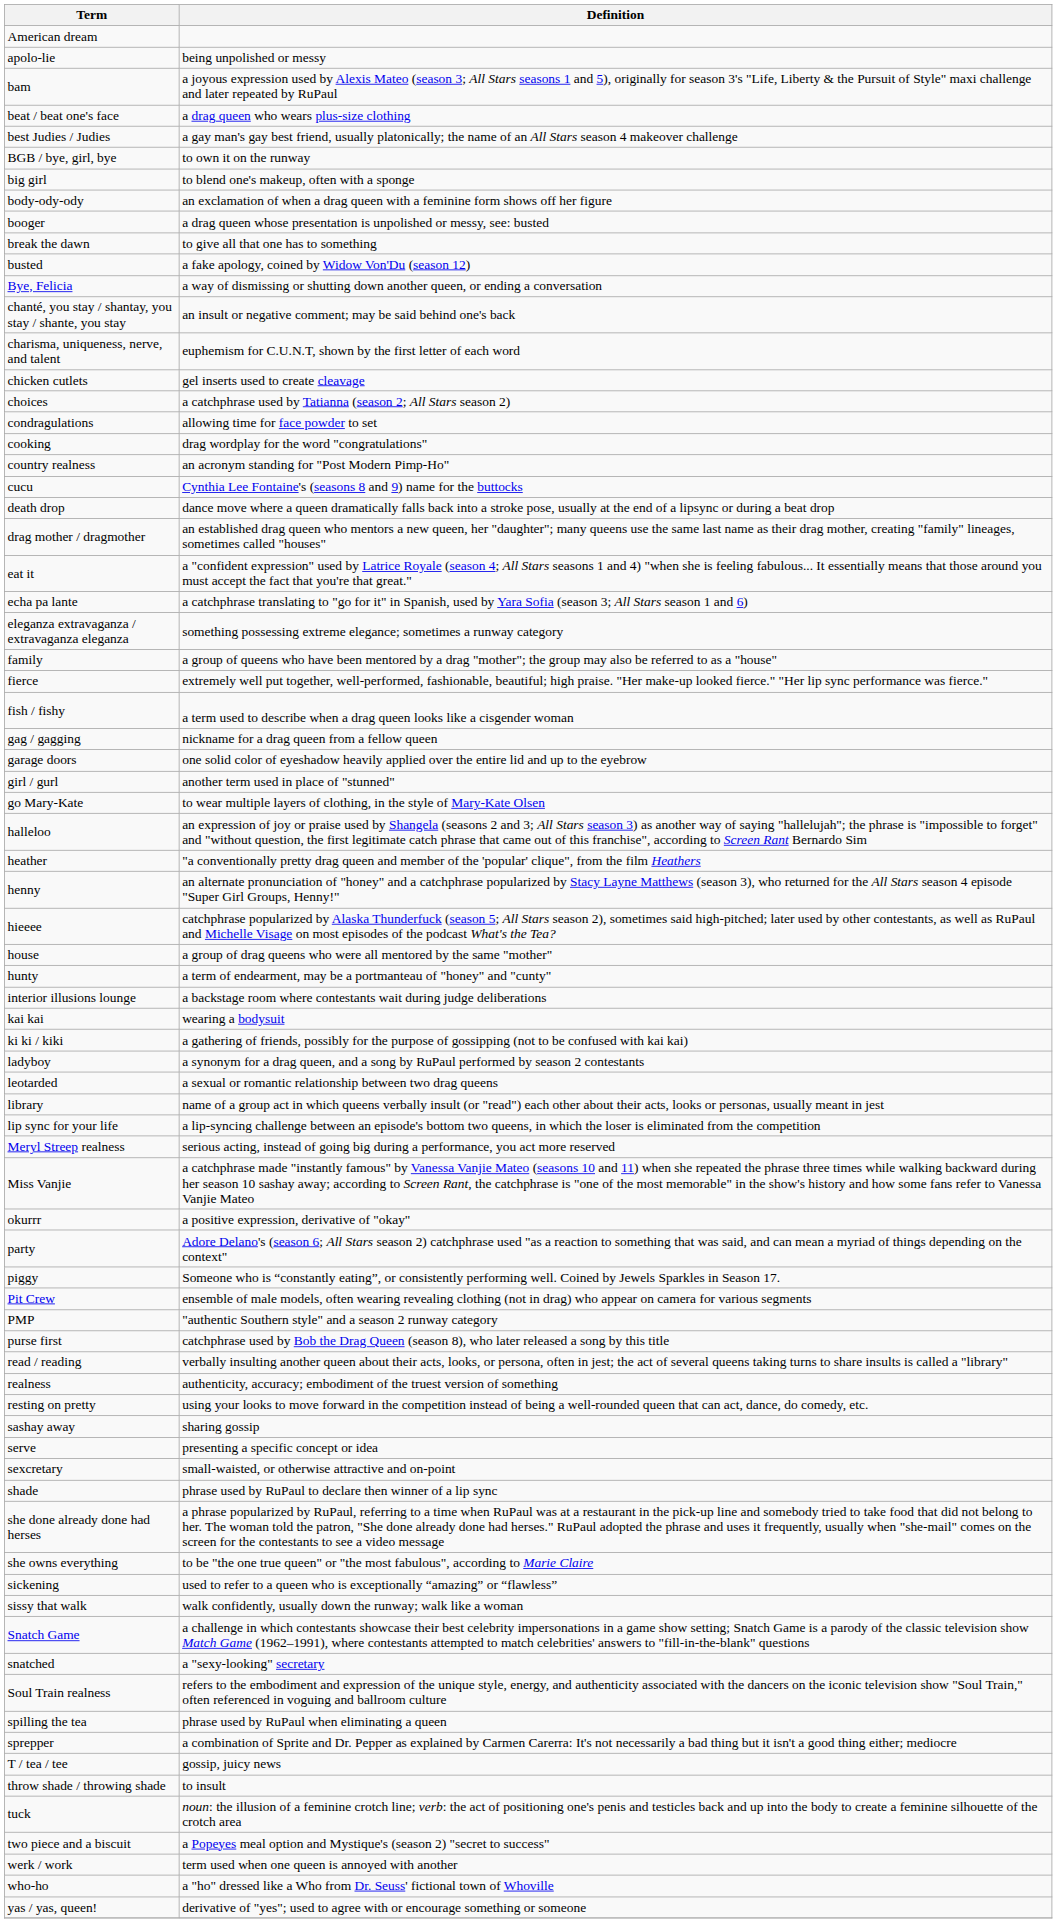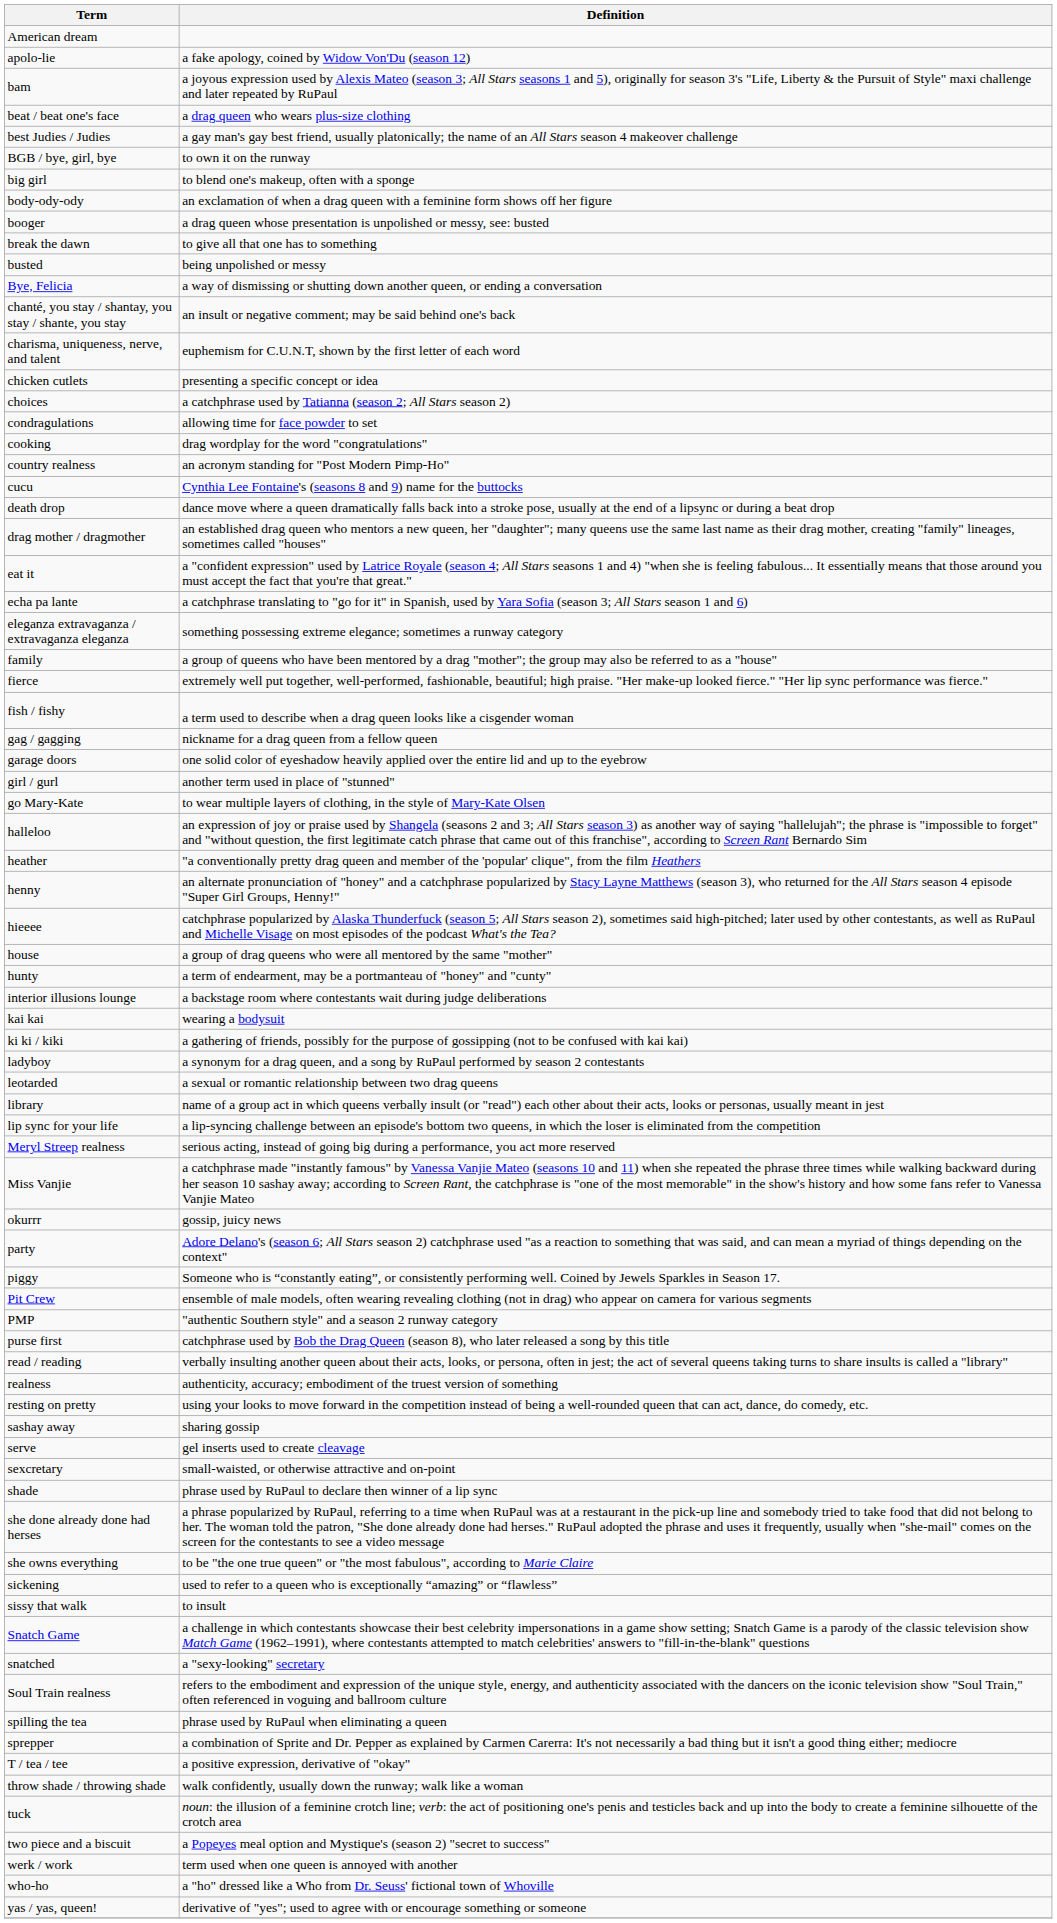(254, 57) being unpolished or messy -> (326, 57) a fake apology, coined by Widow Von'Du (season 12)
(326, 264) a fake apology, coined by Widow Von'Du (season 12) -> (254, 264) being unpolished or messy
(273, 380) gel inserts used to create cleavage -> (280, 380) presenting a specific concept or idea
(296, 1219) a positive expression, derivative of "okay" -> (232, 1219) gossip, juicy news
(280, 1447) presenting a specific concept or idea -> (273, 1447) gel inserts used to create cleavage
(353, 1606) walk confidently, usually down the runway; walk like a woman -> (204, 1606) to insult
(232, 1764) gossip, juicy news -> (296, 1764) a positive expression, derivative of "okay"
(204, 1785) to insult -> (353, 1785) walk confidently, usually down the runway; walk like a woman
